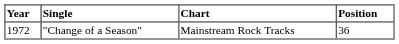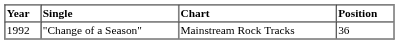(18, 30) 1972 -> (18, 30) 1992
